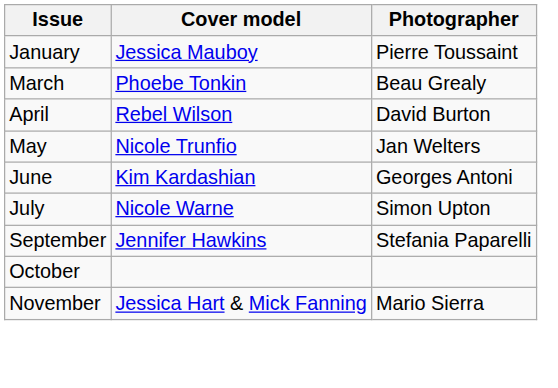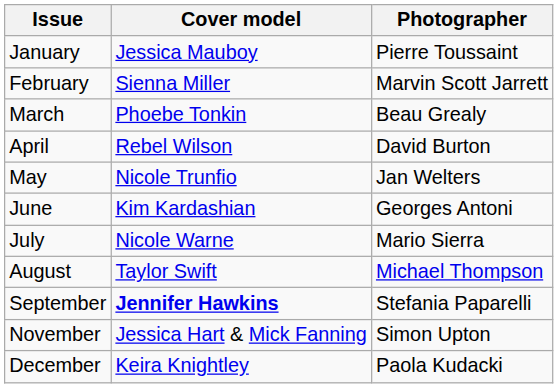+ row: (49, 83)
(433, 209) Simon Upton -> (430, 240) Mario Sierra
+ row: (40, 271)
(191, 240) normal -> (197, 303) bold
- row: (44, 271)
(430, 303) Mario Sierra -> (433, 334) Simon Upton
+ row: (55, 366)
